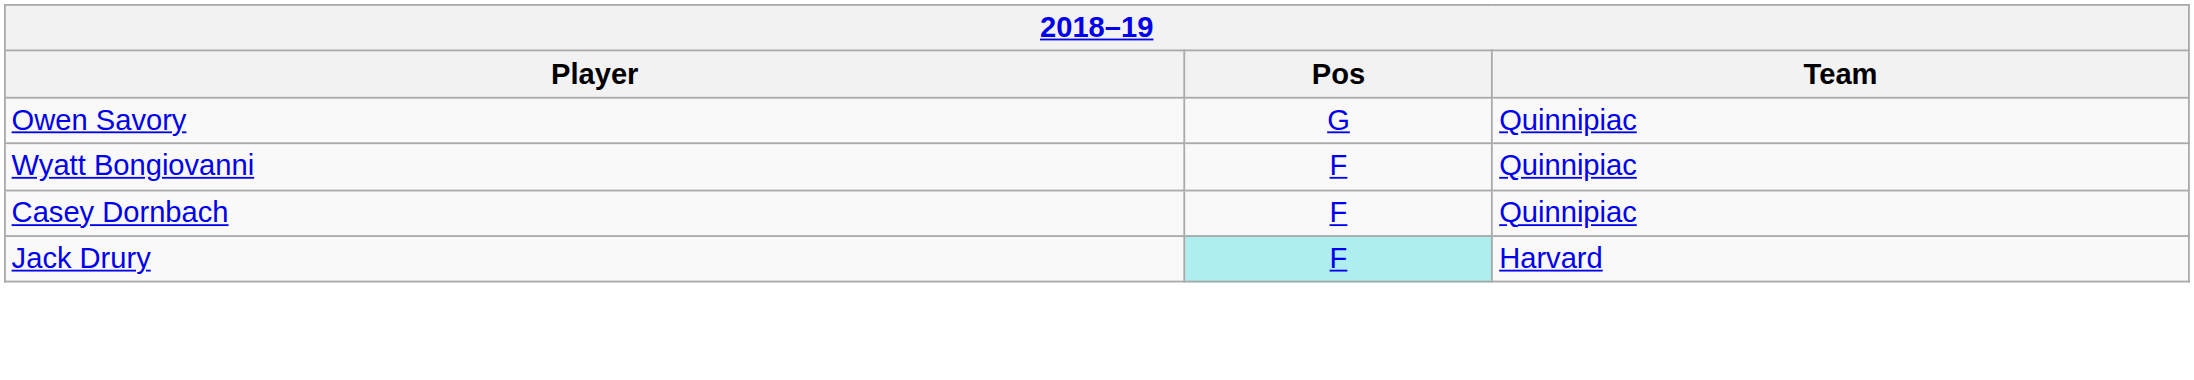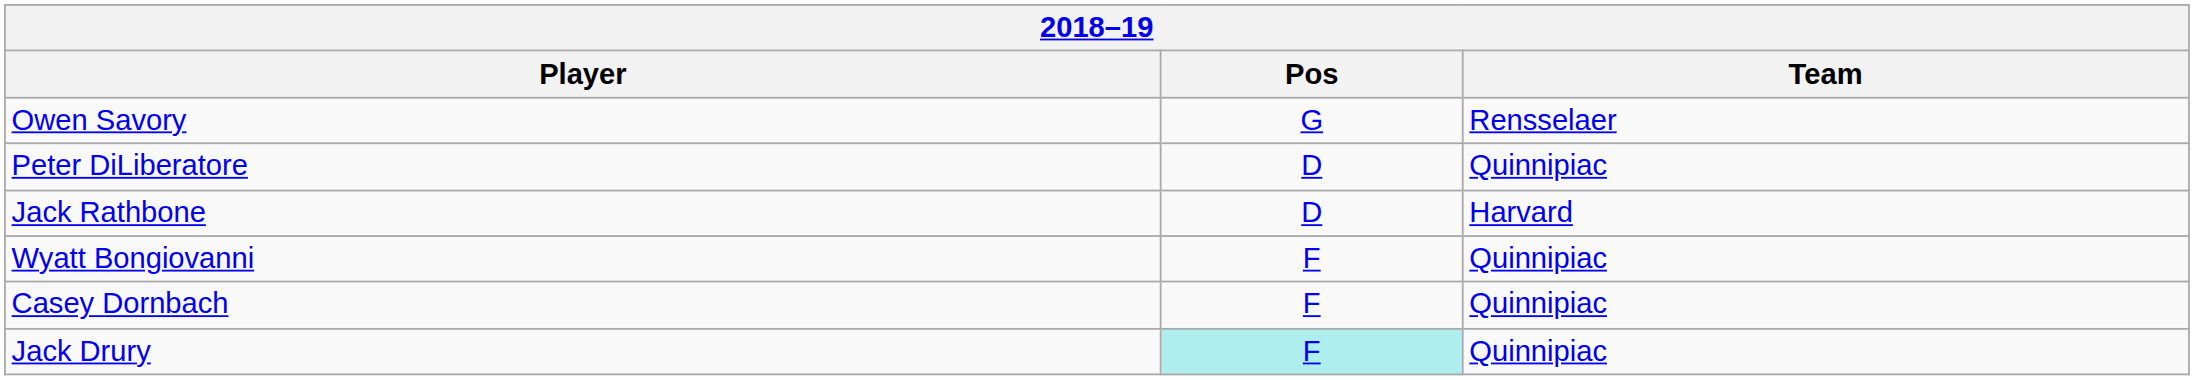(1568, 119) Quinnipiac -> (1543, 119) Rensselaer
+ row: (130, 166)
+ row: (109, 212)
(1551, 258) Harvard -> (1538, 350) Quinnipiac
